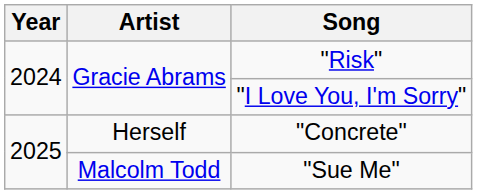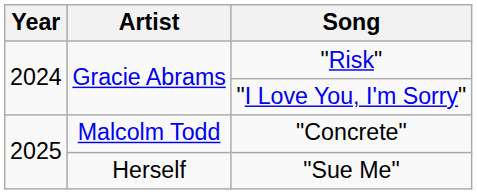(149, 133) Herself -> (149, 133) Malcolm Todd
(149, 170) Malcolm Todd -> (149, 170) Herself
